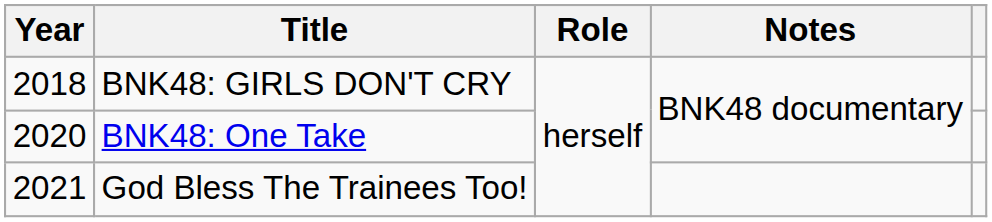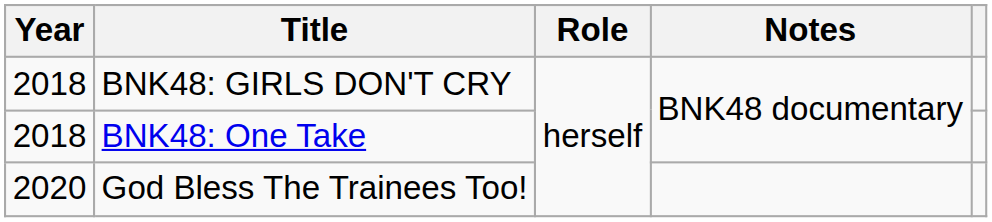(50, 135) 2020 -> (50, 135) 2018
(50, 188) 2021 -> (50, 188) 2020
